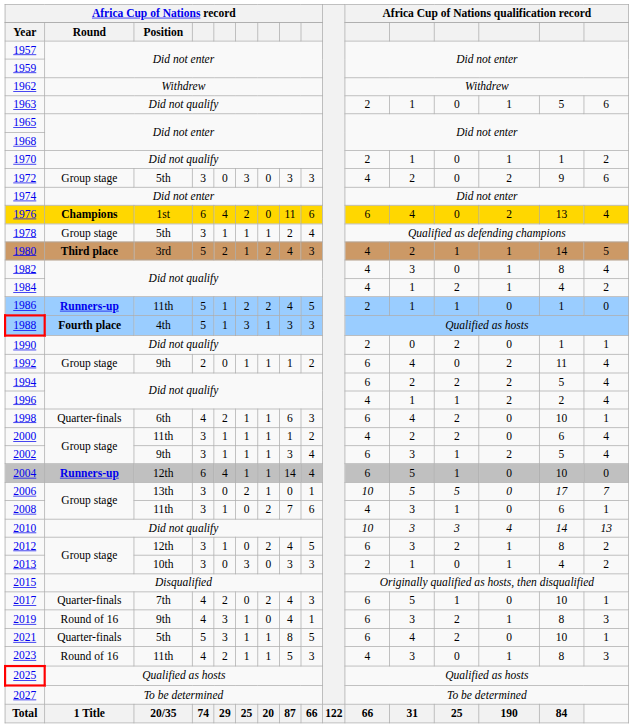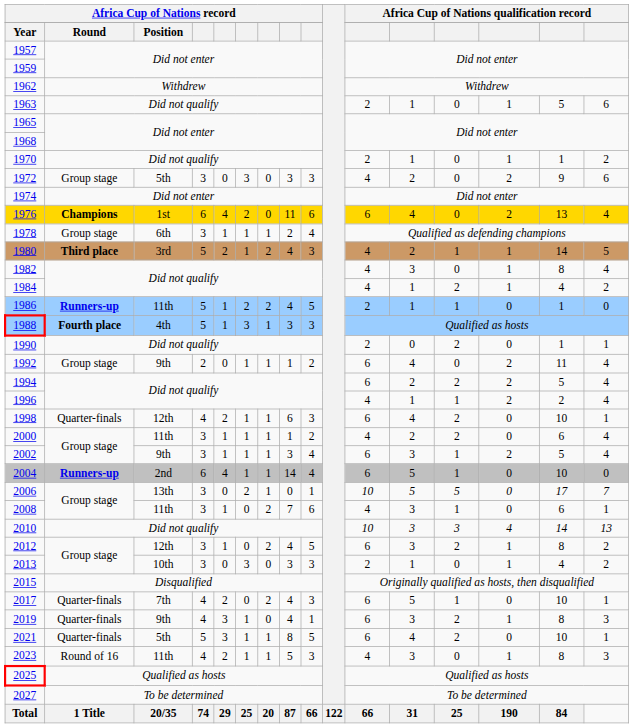(163, 232) 5th -> (163, 232) 6th
(163, 418) 6th -> (163, 418) 12th
(163, 473) 12th -> (163, 473) 2nd
(89, 619) Round of 16 -> (89, 619) Quarter-finals
